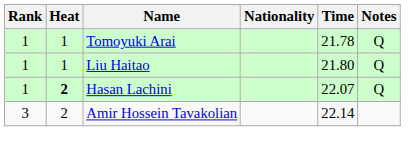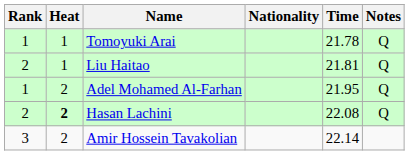(25, 65) 1 -> (25, 65) 2
(338, 65) 21.80 -> (342, 65) 21.81
+ row: (164, 89)
(25, 89) 1 -> (25, 114) 2
(338, 89) 22.07 -> (342, 114) 22.08
